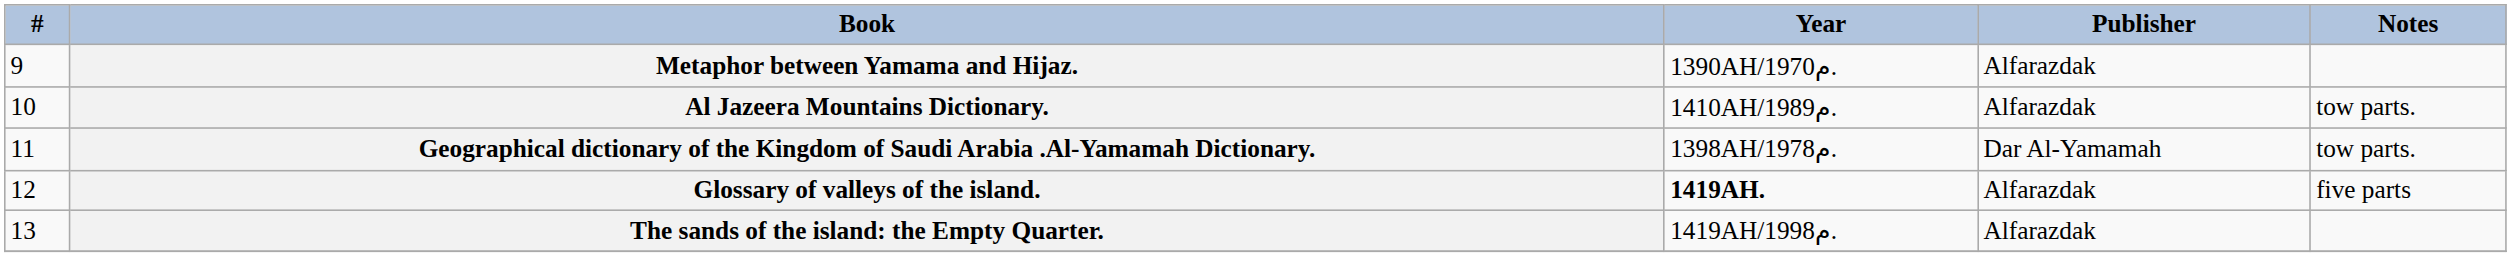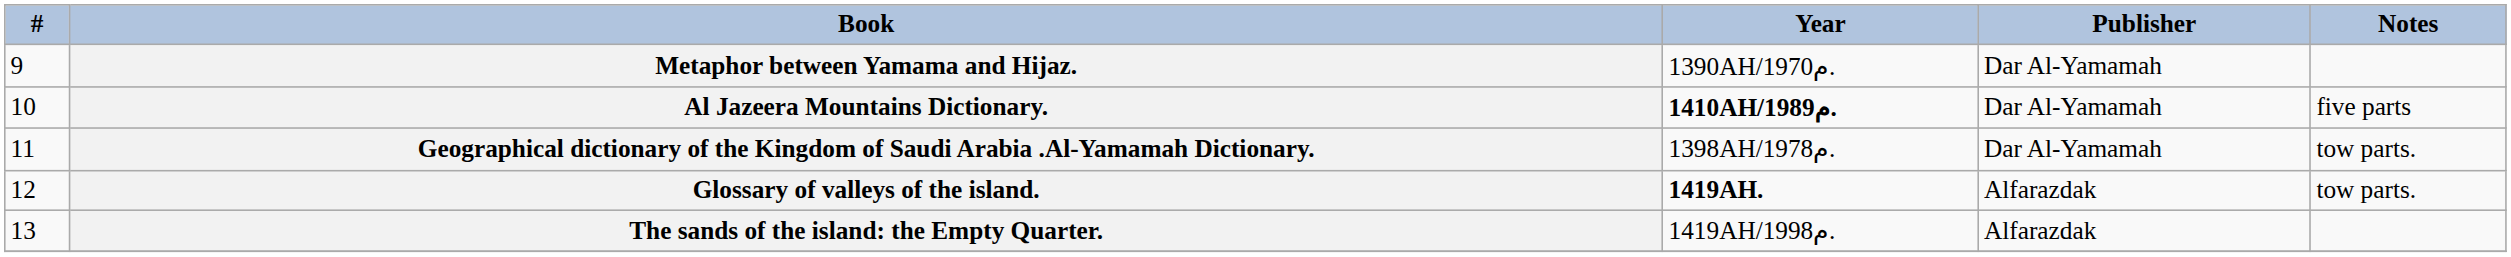(2040, 65) Alfarazdak -> (2073, 65) Dar Al-Yamamah
(1754, 107) normal -> (1753, 107) bold
(2040, 107) Alfarazdak -> (2073, 107) Dar Al-Yamamah
(2366, 107) tow parts. -> (2364, 107) five parts
(2364, 189) five parts -> (2366, 189) tow parts.
